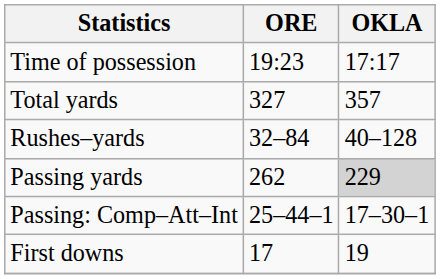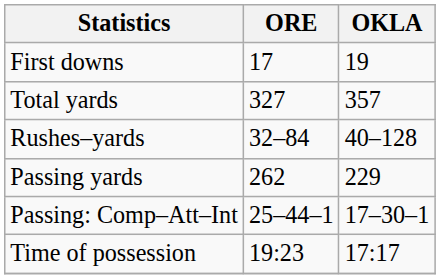rows swapped: (67, 253) <-> (103, 61)
(363, 176) lightgrey background -> (363, 176) no background
